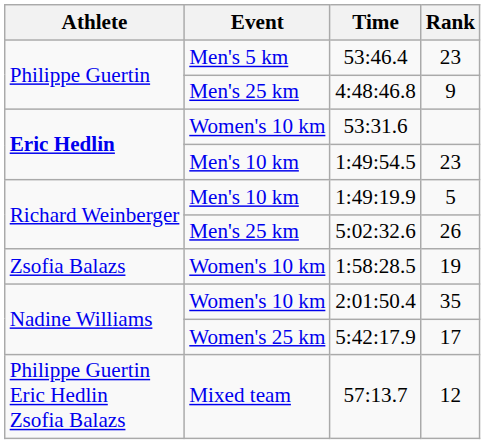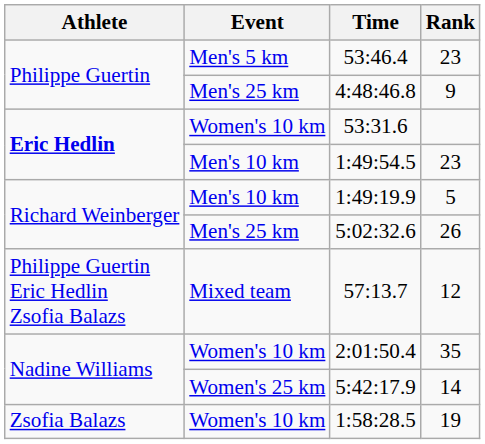rows swapped: (376, 266) <-> (376, 396)
(450, 336) 17 -> (450, 386) 14
